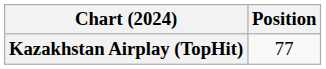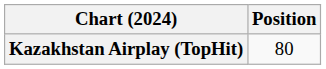(284, 49) 77 -> (284, 49) 80
